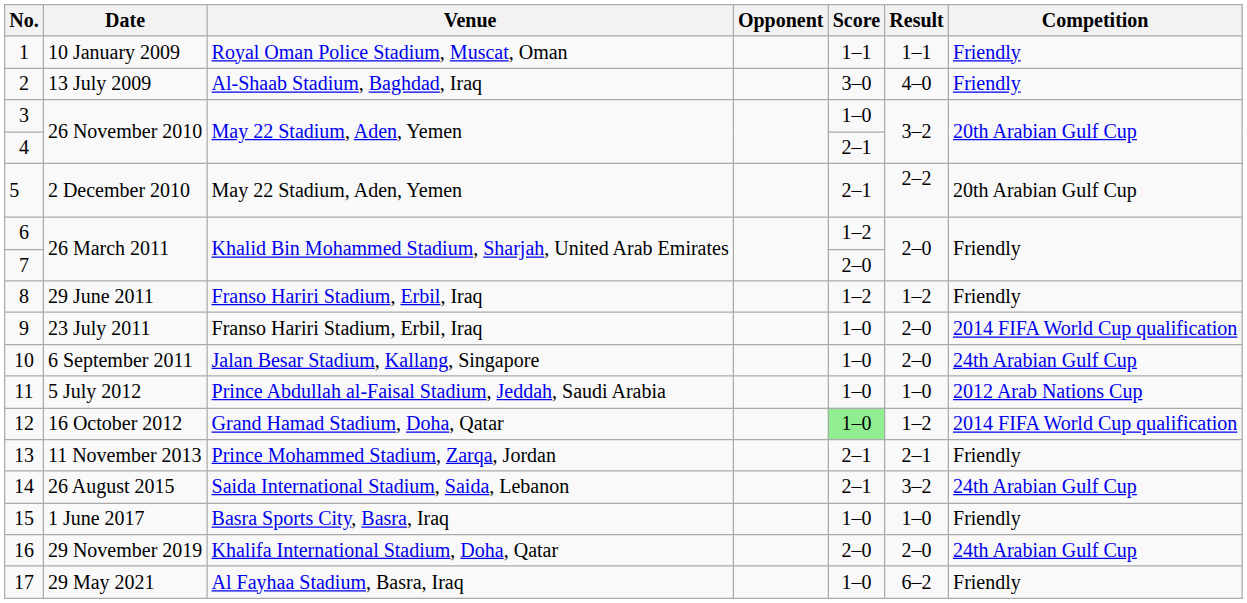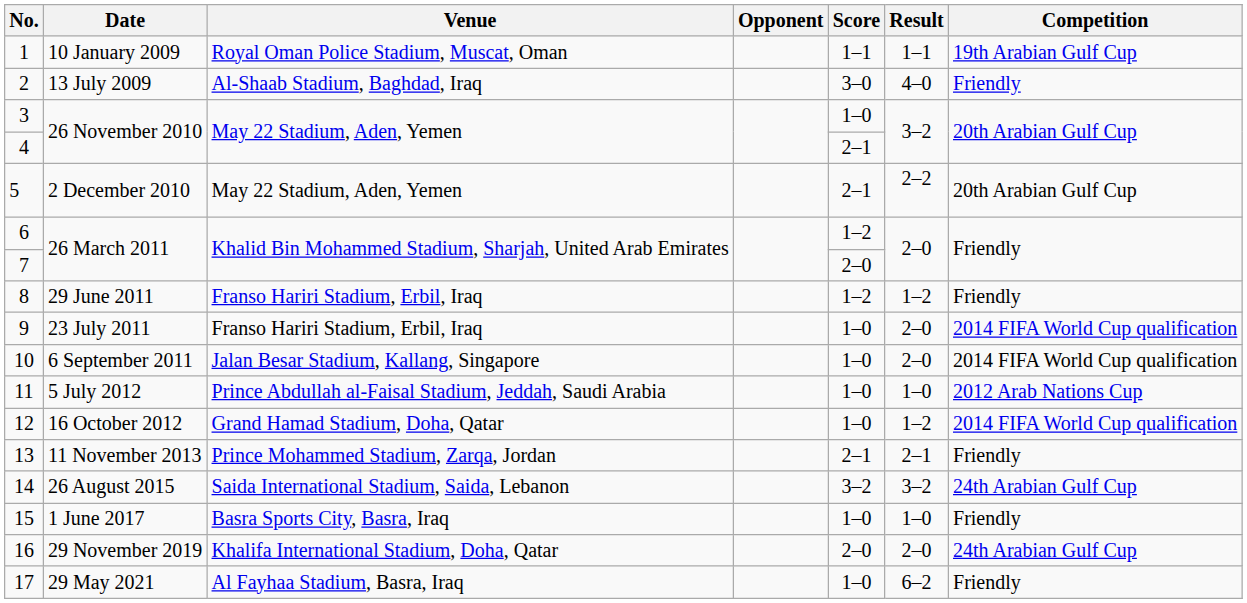(987, 52) Friendly -> (1045, 52) 19th Arabian Gulf Cup
(1045, 360) 24th Arabian Gulf Cup -> (1095, 360) 2014 FIFA World Cup qualification
(856, 423) lightgreen background -> (856, 423) no background
(856, 486) 2–1 -> (856, 486) 3–2
